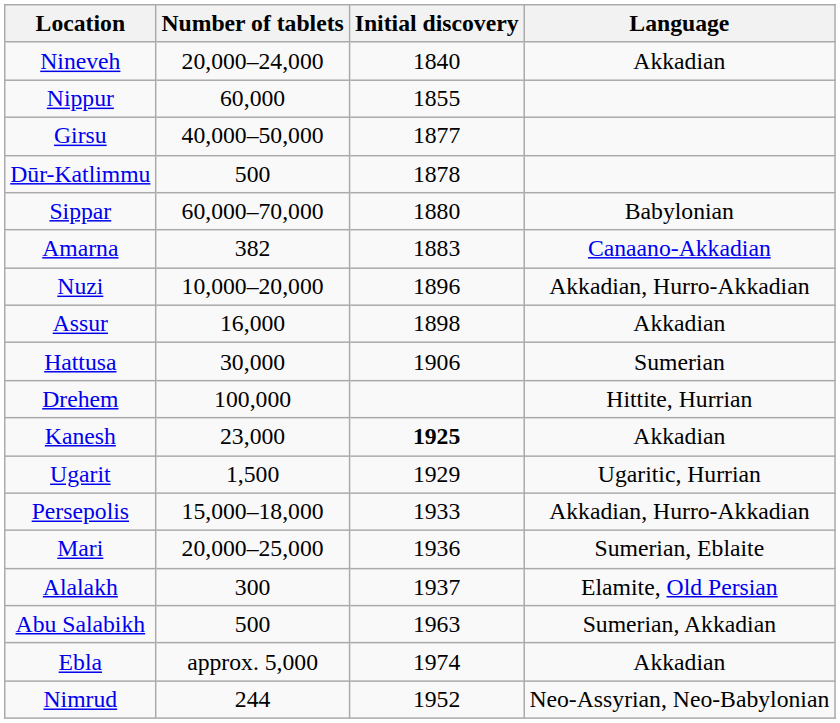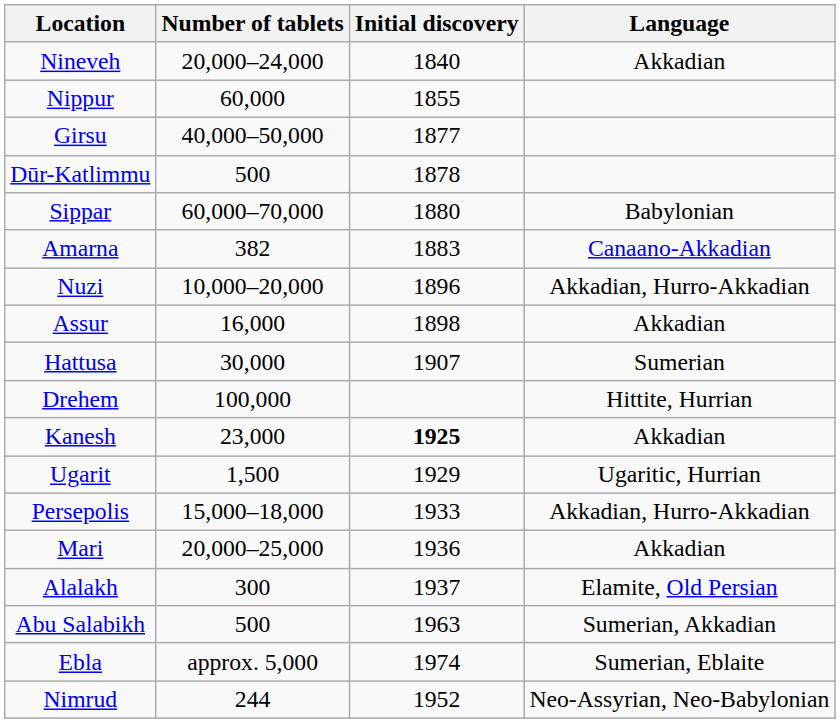(437, 361) 1906 -> (437, 361) 1907
(679, 549) Sumerian, Eblaite -> (679, 549) Akkadian
(679, 661) Akkadian -> (679, 661) Sumerian, Eblaite
